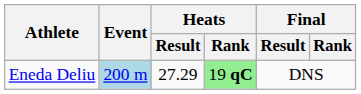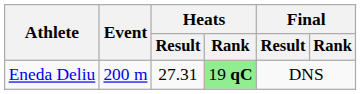(125, 75) lightblue background -> (125, 75) no background
(178, 75) 27.29 -> (178, 75) 27.31
